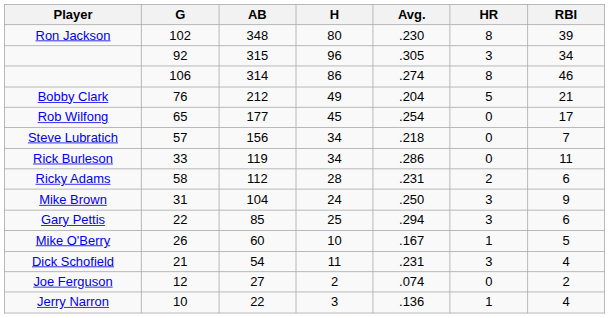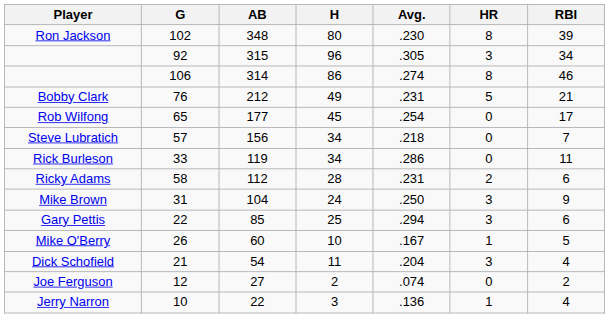(412, 96) .204 -> (412, 96) .231
(412, 261) .231 -> (412, 261) .204
